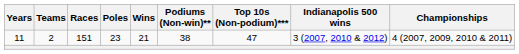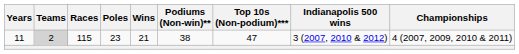(51, 38) no background -> (51, 38) lightgrey background
(84, 38) 151 -> (84, 38) 115
